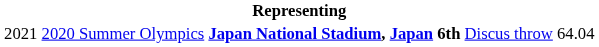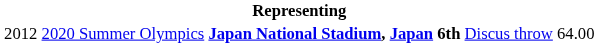(21, 33) 2021 -> (21, 33) 2012
(576, 33) 64.04 -> (576, 33) 64.00
